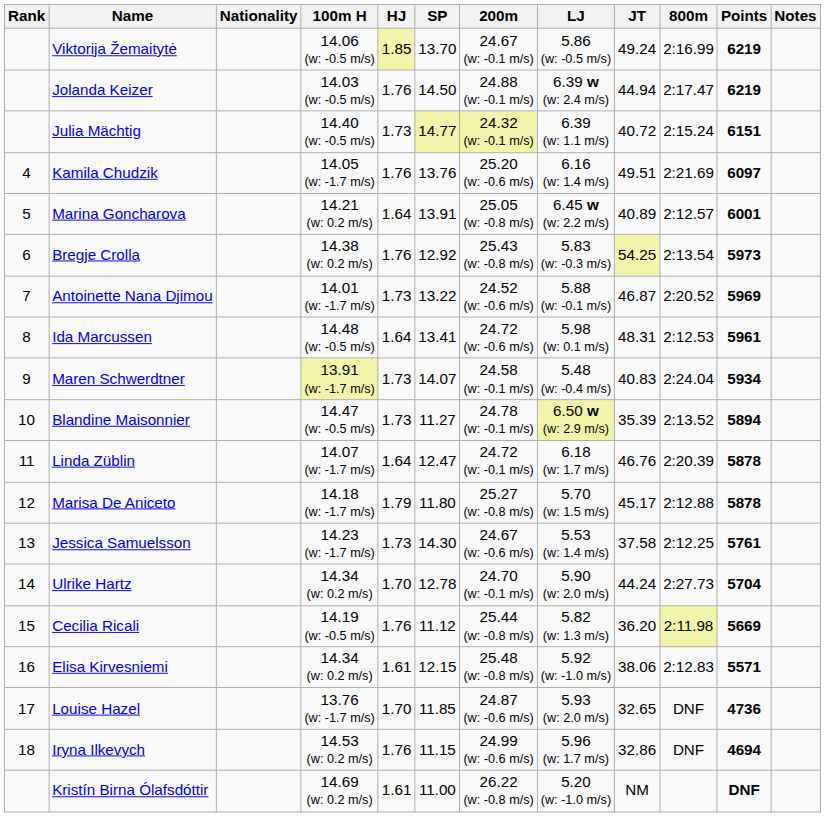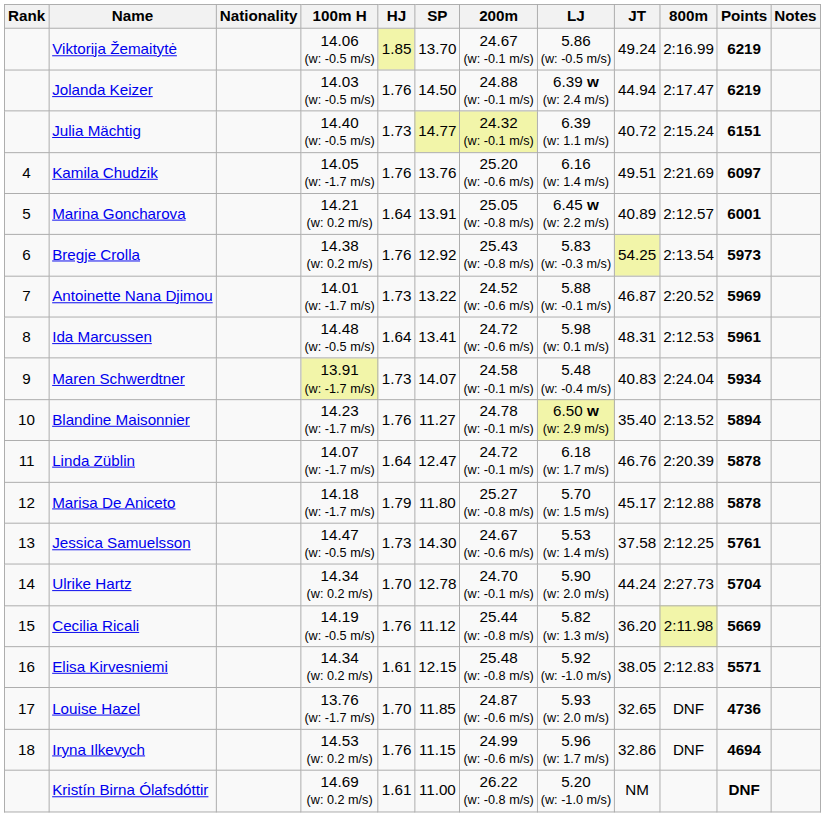(340, 420) 14.47 (w: -0.5 m/s) -> (340, 420) 14.23 (w: -1.7 m/s)
(397, 420) 1.73 -> (397, 420) 1.76
(637, 420) 35.39 -> (637, 420) 35.40
(340, 543) 14.23 (w: -1.7 m/s) -> (340, 543) 14.47 (w: -0.5 m/s)
(637, 667) 38.06 -> (637, 667) 38.05
